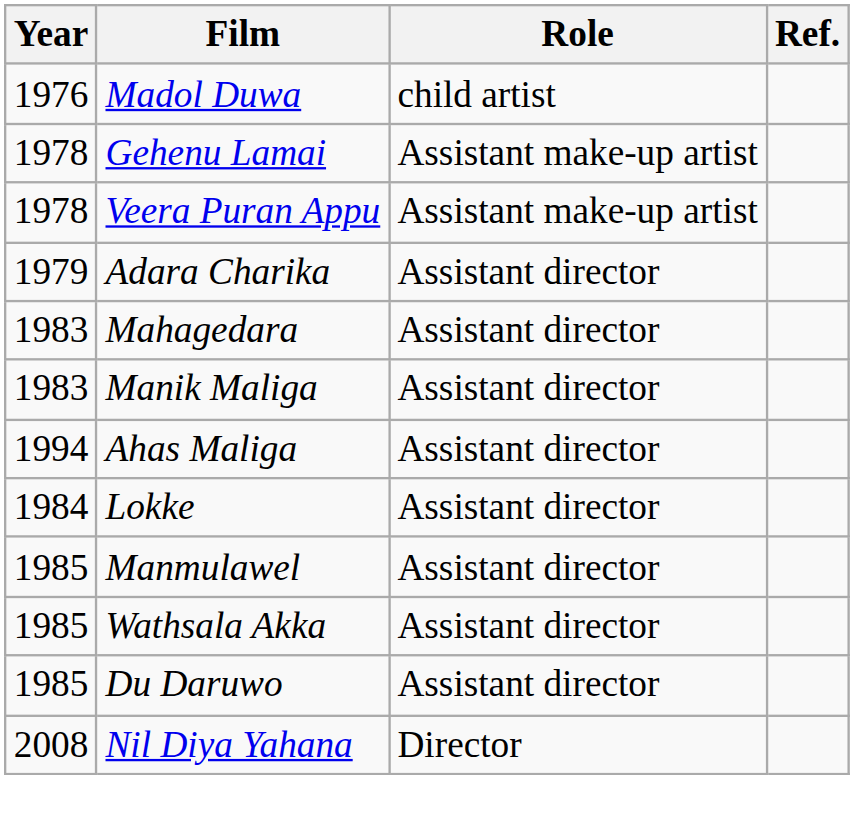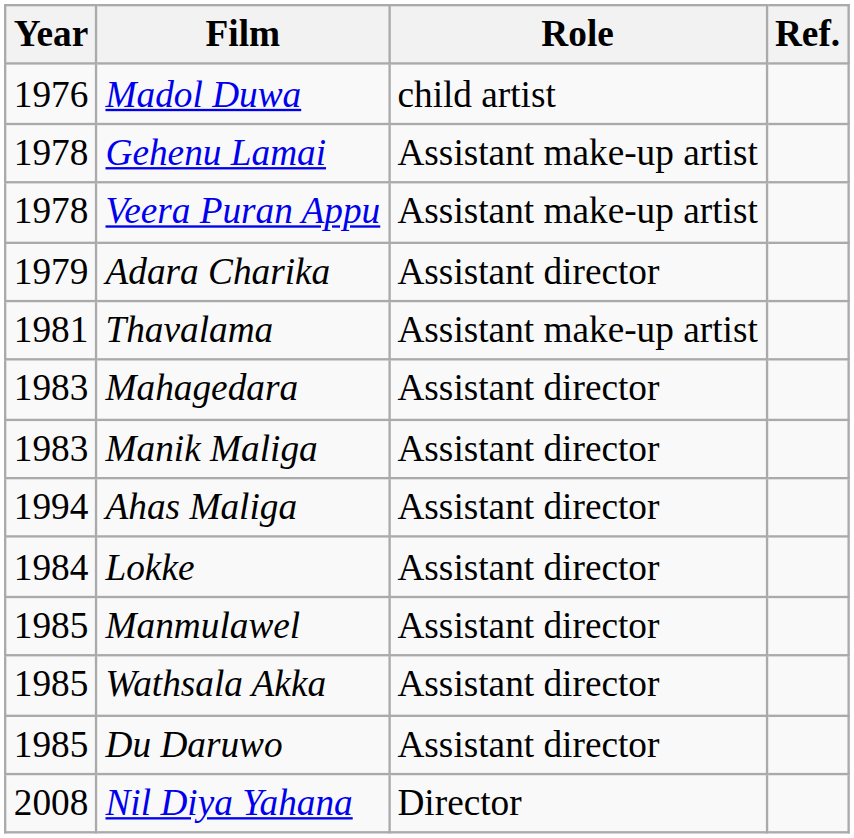+ row: (189, 329)
